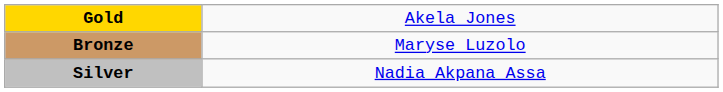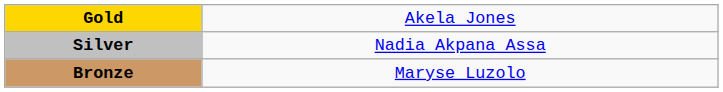rows swapped: (103, 73) <-> (103, 46)
